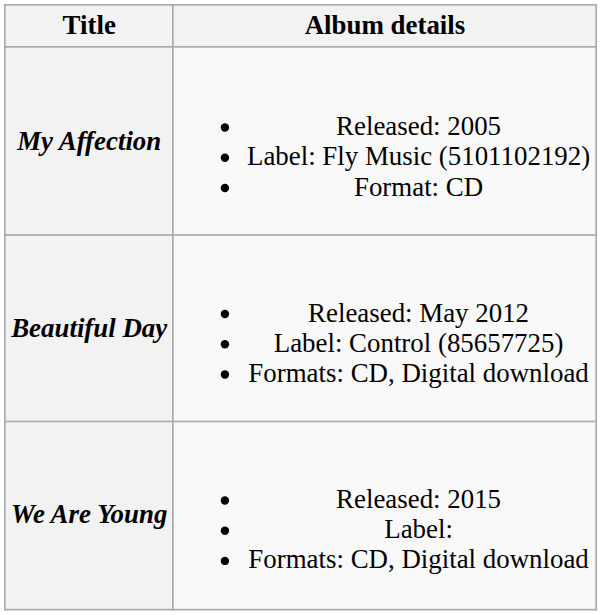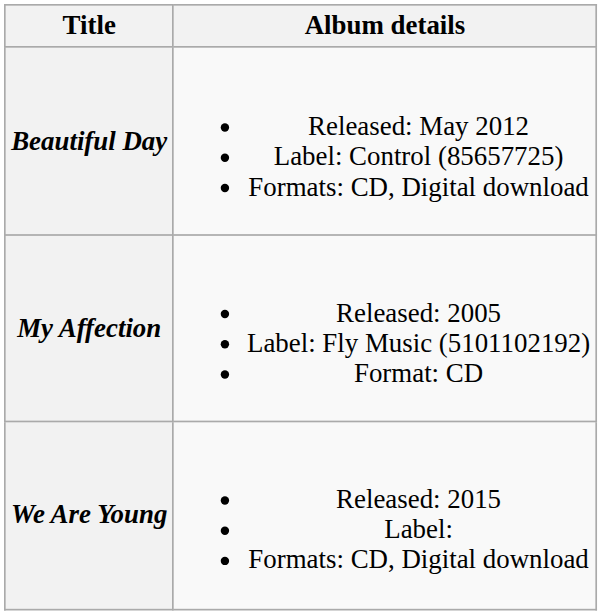rows swapped: (89, 140) <-> (89, 327)
